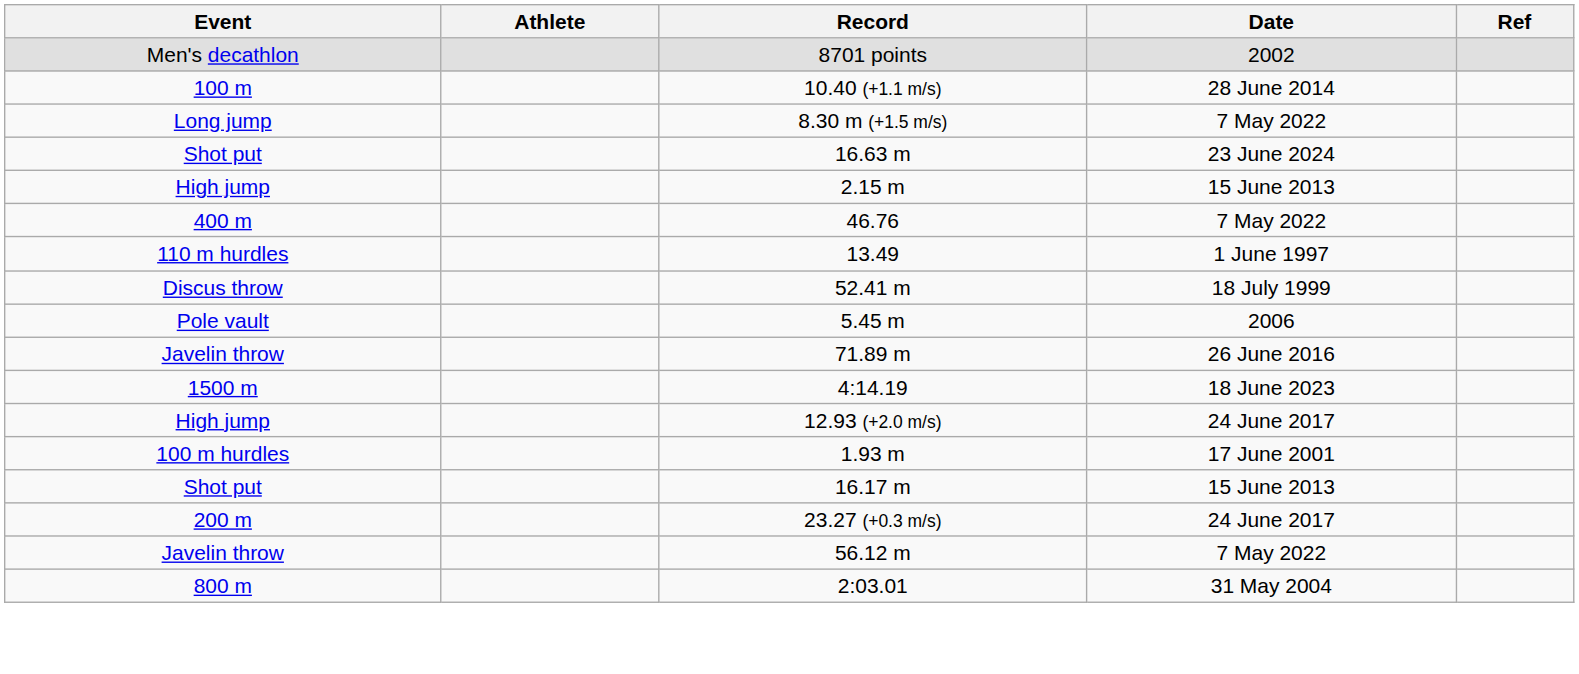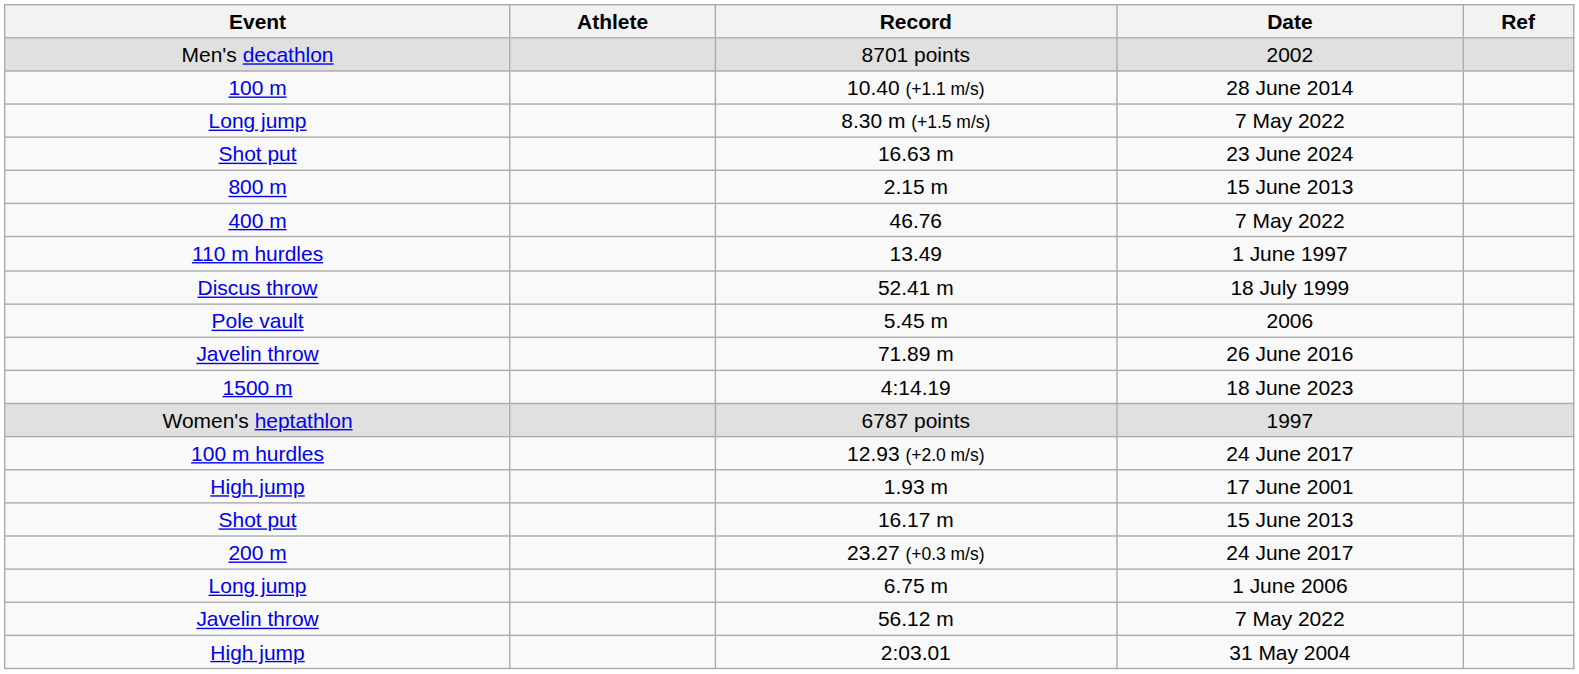(223, 188) High jump -> (258, 188) 800 m
+ row: (916, 420)
(223, 420) High jump -> (258, 453) 100 m hurdles
(223, 453) 100 m hurdles -> (258, 486) High jump
+ row: (916, 586)
(223, 586) 800 m -> (258, 652) High jump
